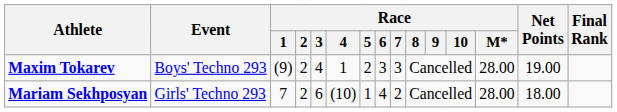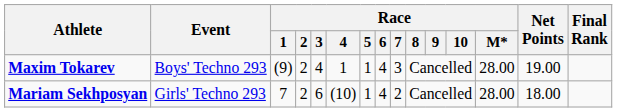(368, 68) 2 -> (368, 68) 1
(383, 68) 3 -> (383, 68) 4
